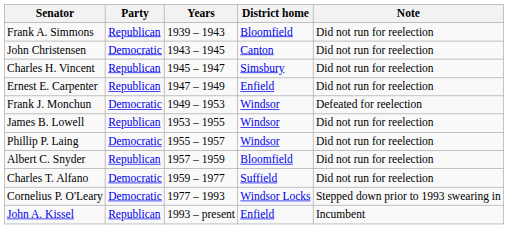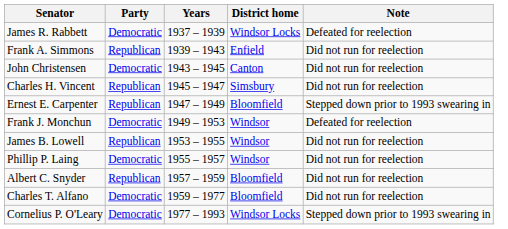+ row: (47, 31)
(267, 31) Bloomfield -> (247, 50) Enfield
(257, 86) Enfield -> (256, 104) Bloomfield
(375, 86) Did not run for reelection -> (398, 104) Stepped down prior to 1993 swearing in
(259, 178) Suffield -> (256, 196) Bloomfield
- row: (40, 214)
